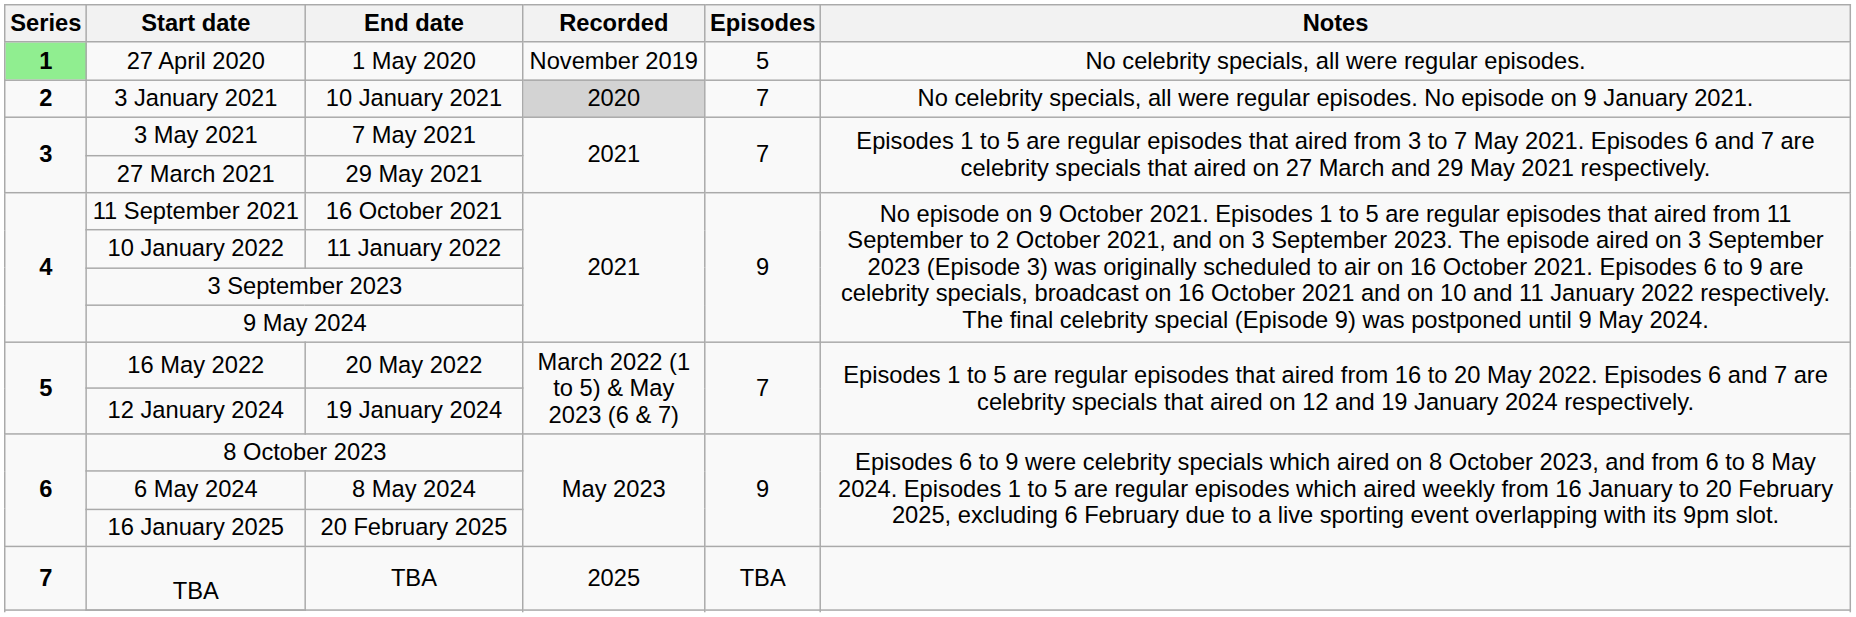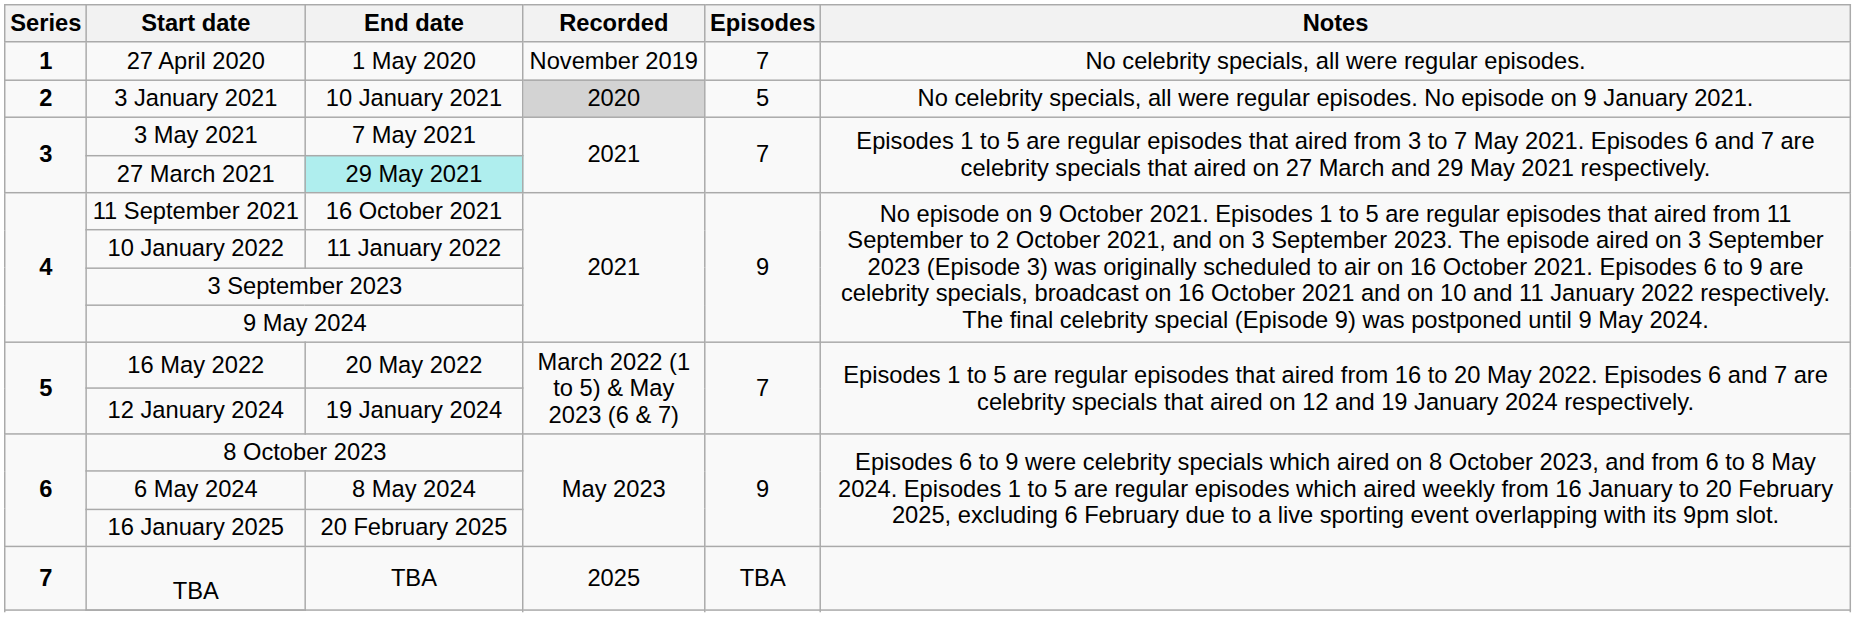(46, 60) lightgreen background -> (46, 60) no background
(763, 60) 5 -> (763, 60) 7
(763, 98) 7 -> (763, 98) 5
(414, 173) no background -> (414, 173) paleturquoise background
